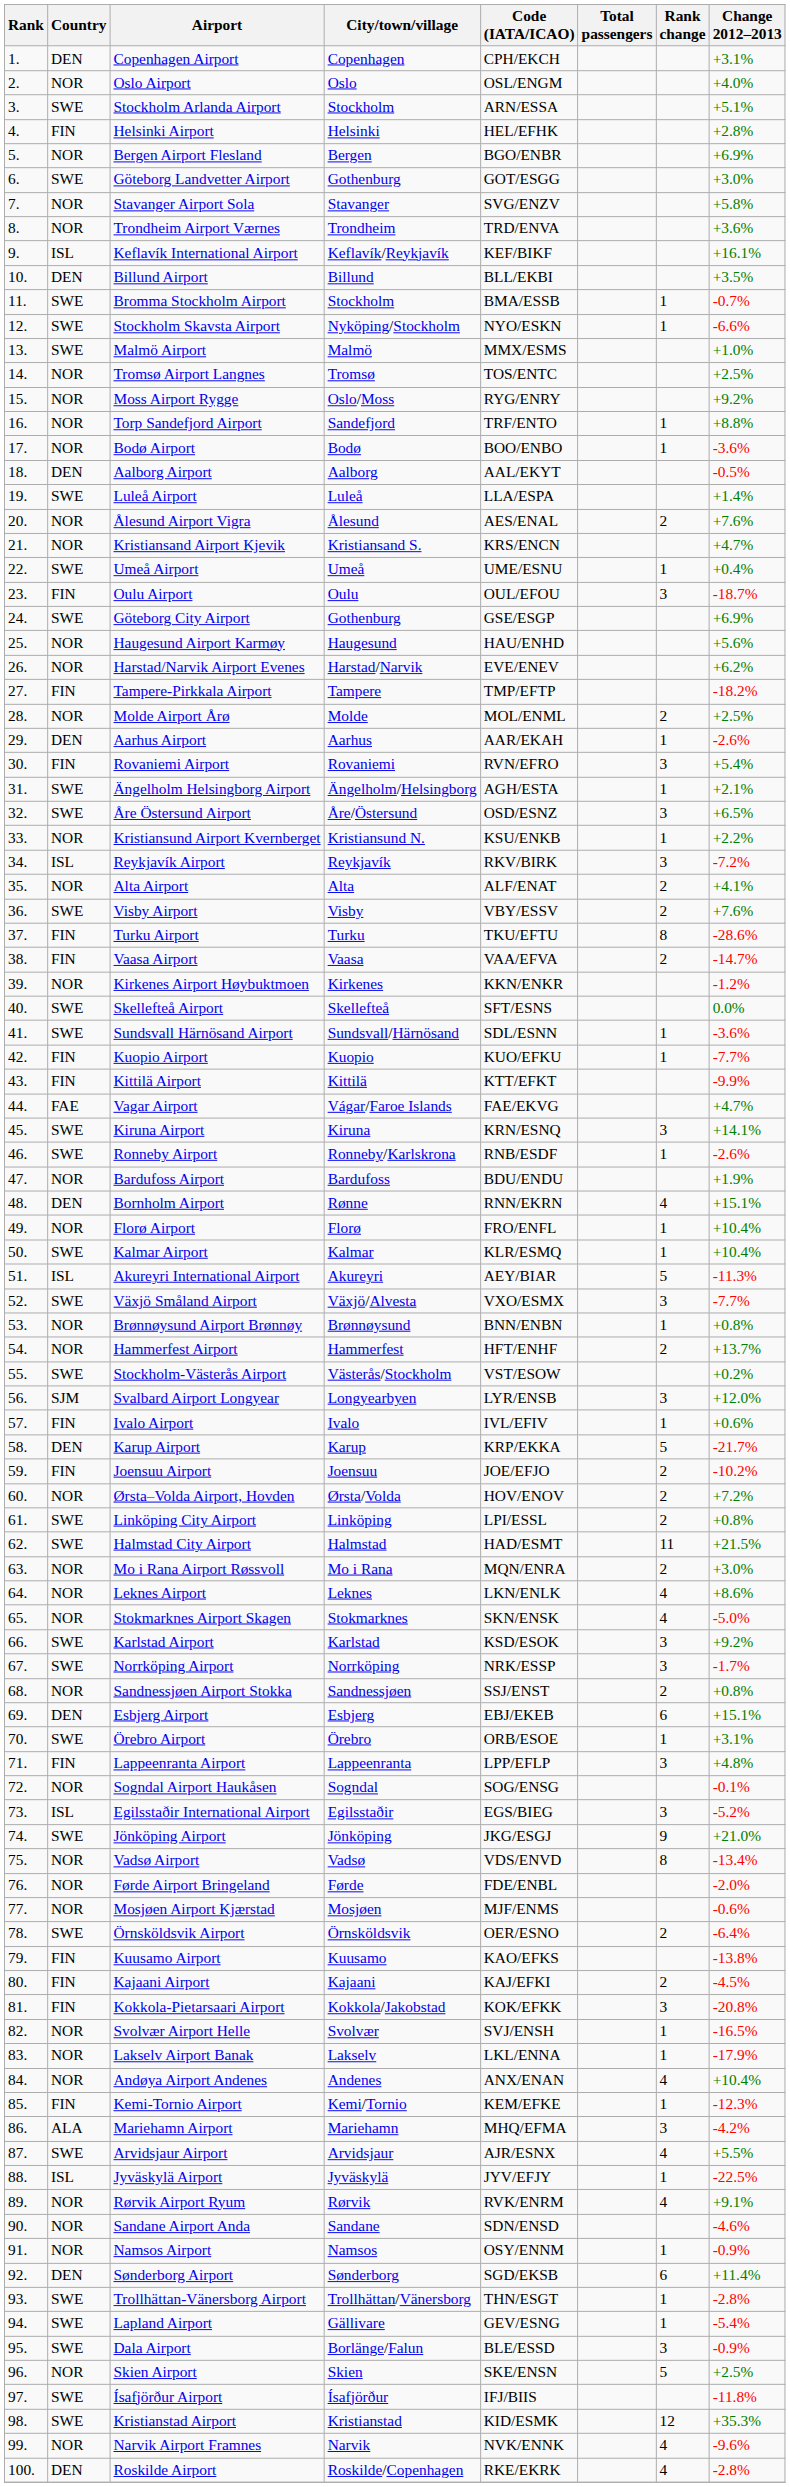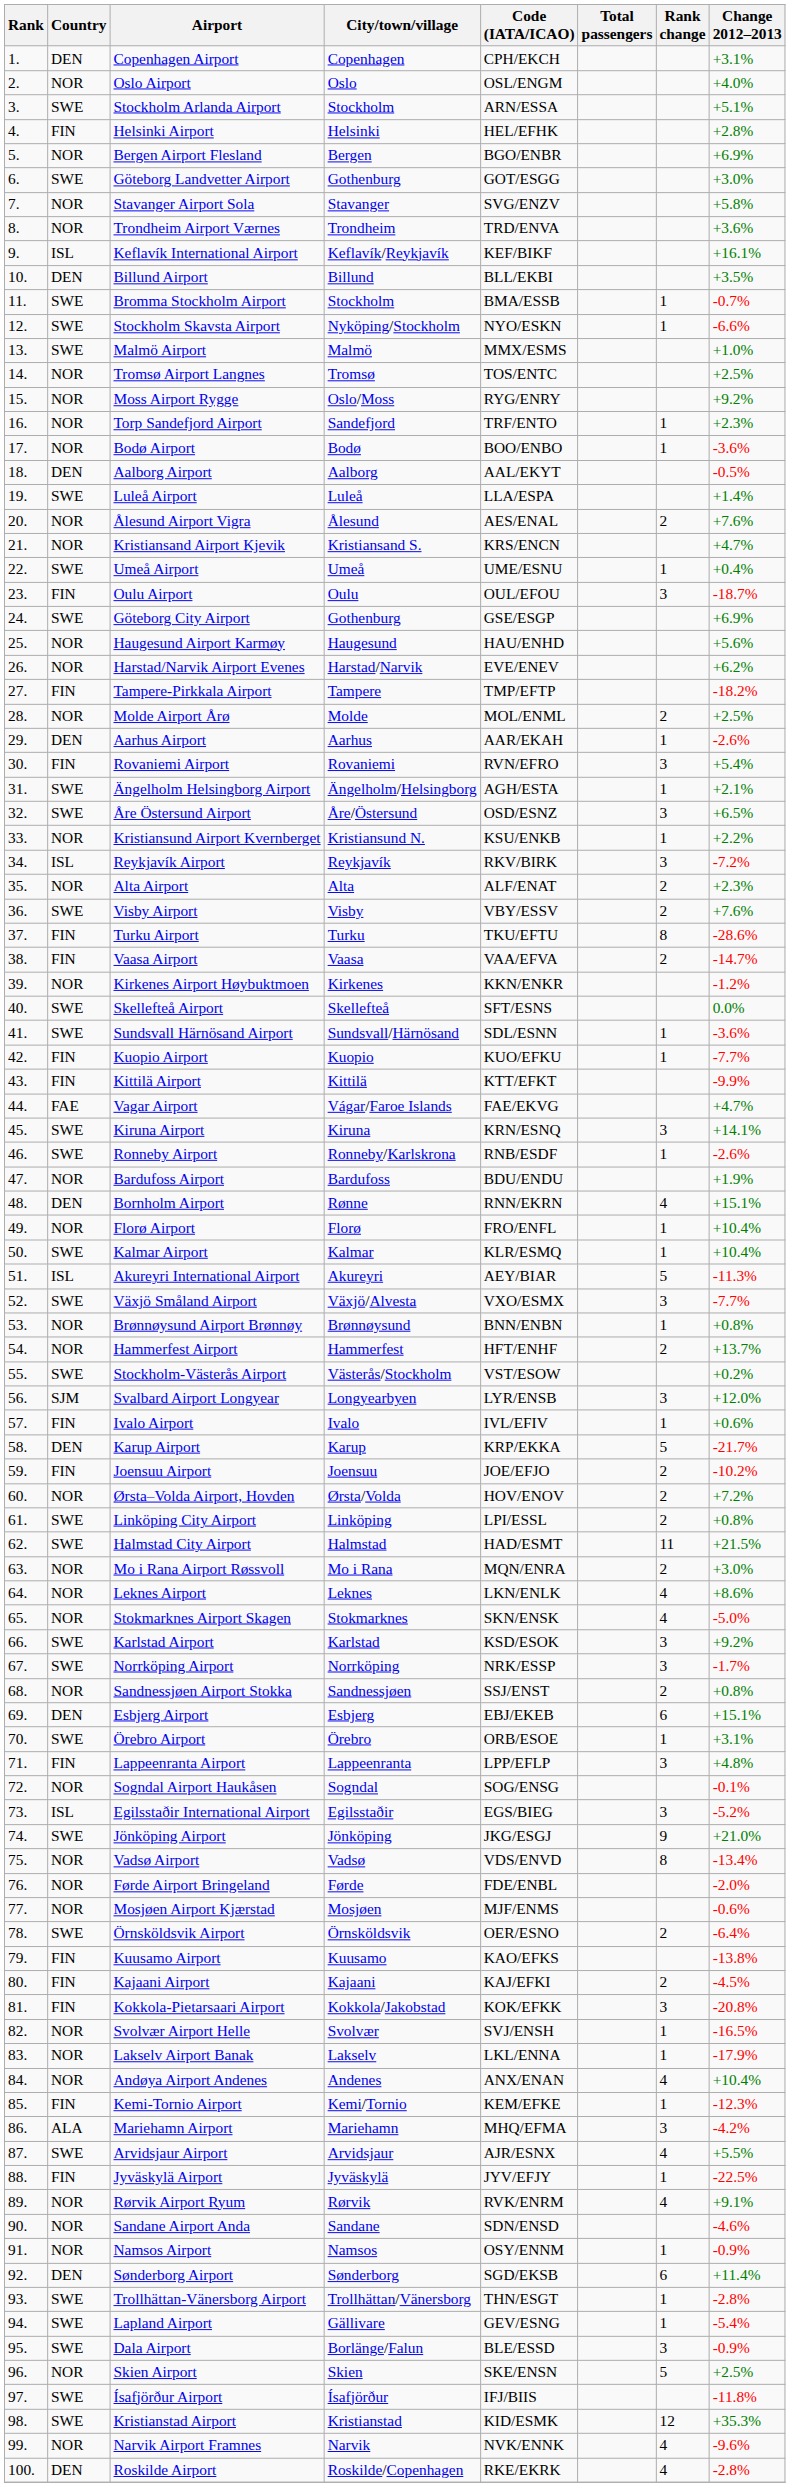(733, 423) +8.8% -> (733, 423) +2.3%
(733, 886) +4.1% -> (733, 886) +2.3%
(62, 2177) ISL -> (63, 2177) FIN
